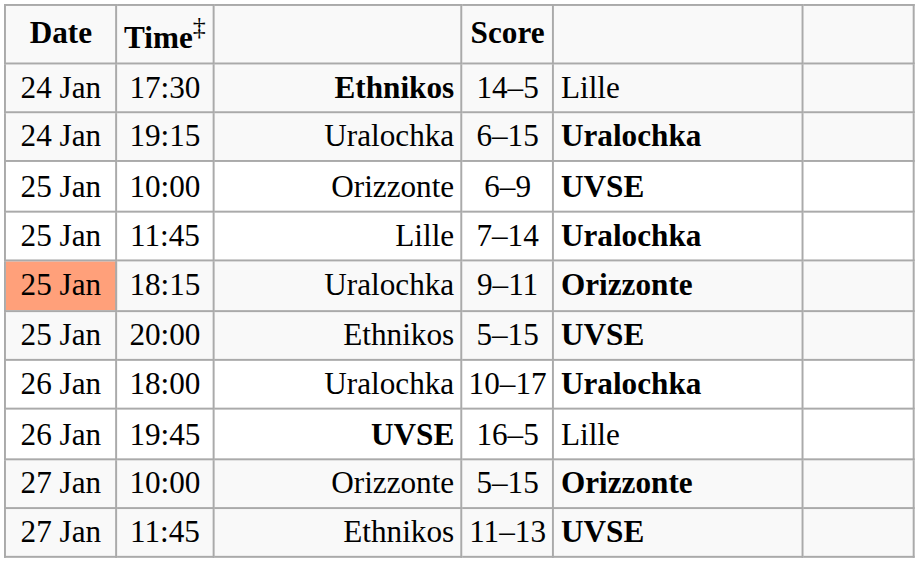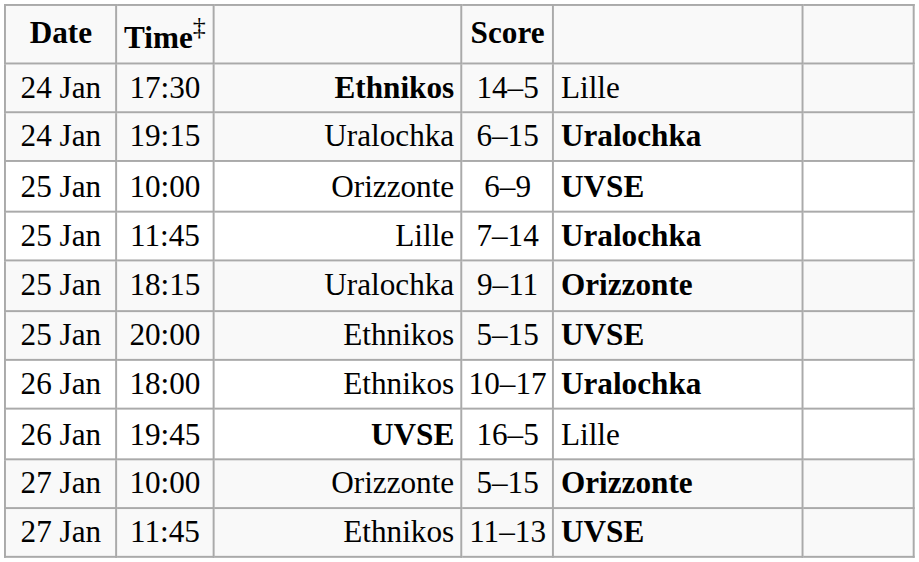(61, 285) lightsalmon background -> (61, 285) no background
(389, 384) Uralochka -> (399, 384) Ethnikos
